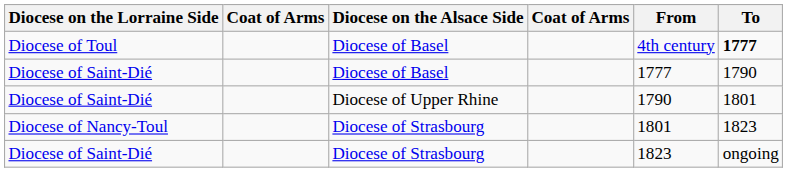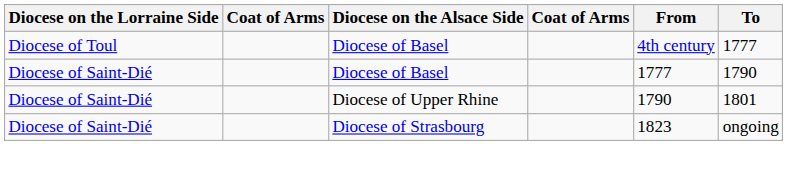(740, 45) bold -> (740, 45) normal
- row: (88, 126)
